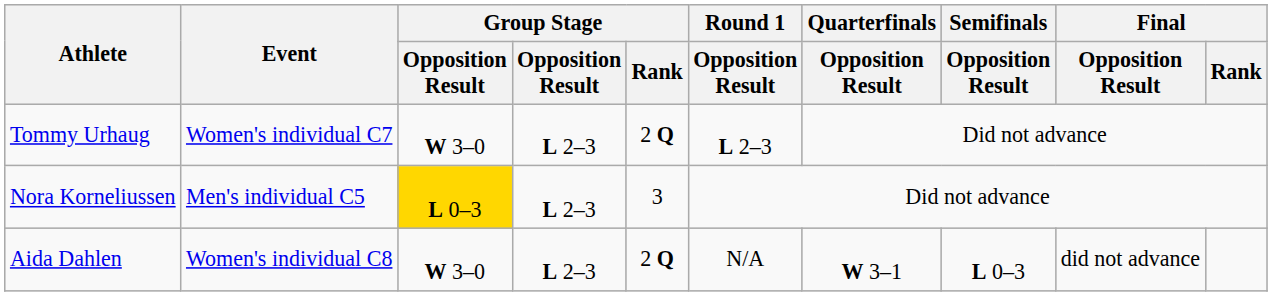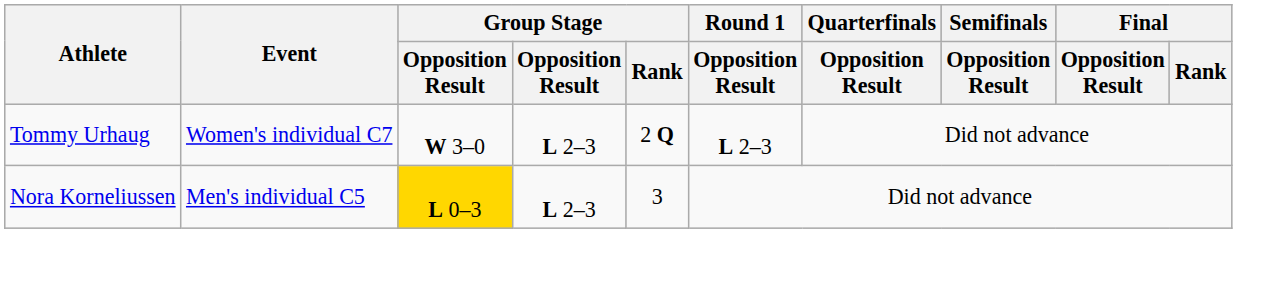- row: (66, 259)
